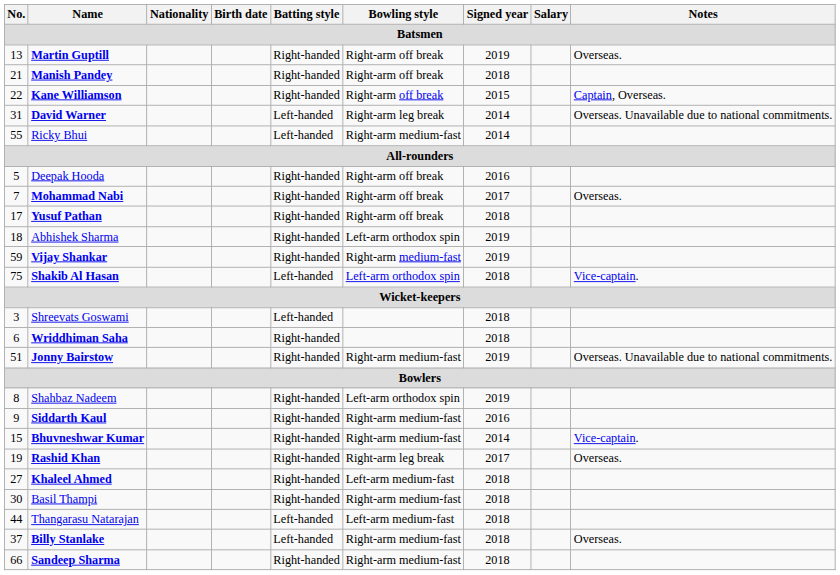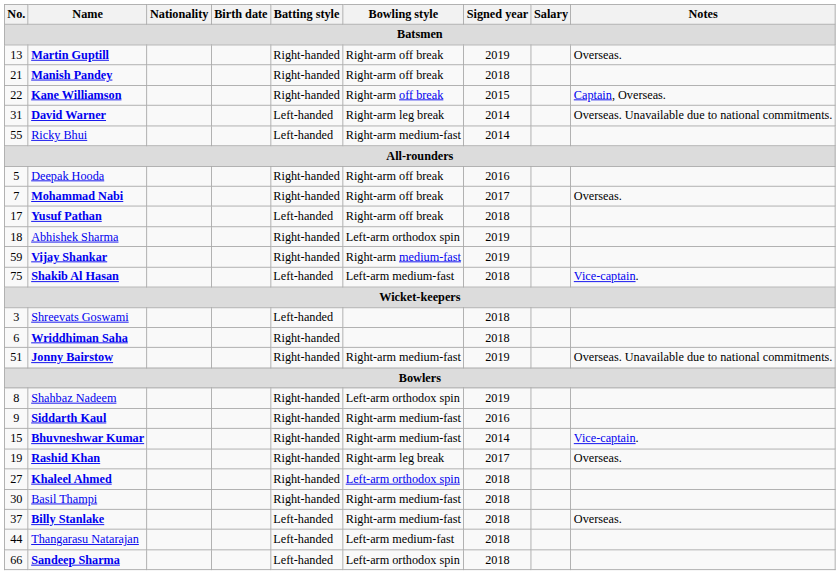(307, 216) Right-handed -> (303, 216) Left-handed
(403, 276) Left-arm orthodox spin -> (400, 276) Left-arm medium-fast
(400, 478) Left-arm medium-fast -> (403, 478) Left-arm orthodox spin
rows swapped: (68, 539) <-> (85, 519)
(307, 559) Right-handed -> (303, 559) Left-handed
(403, 559) Right-arm medium-fast -> (403, 559) Left-arm orthodox spin
